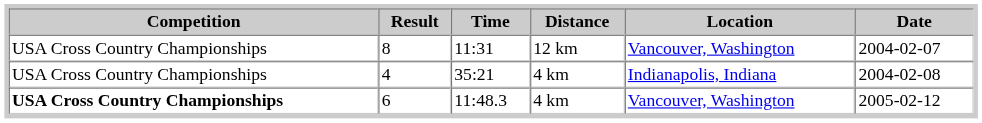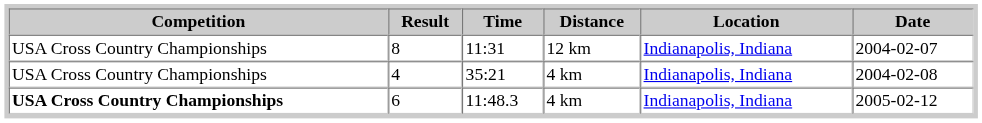(711, 47) Vancouver, Washington -> (718, 47) Indianapolis, Indiana
(711, 100) Vancouver, Washington -> (718, 100) Indianapolis, Indiana
